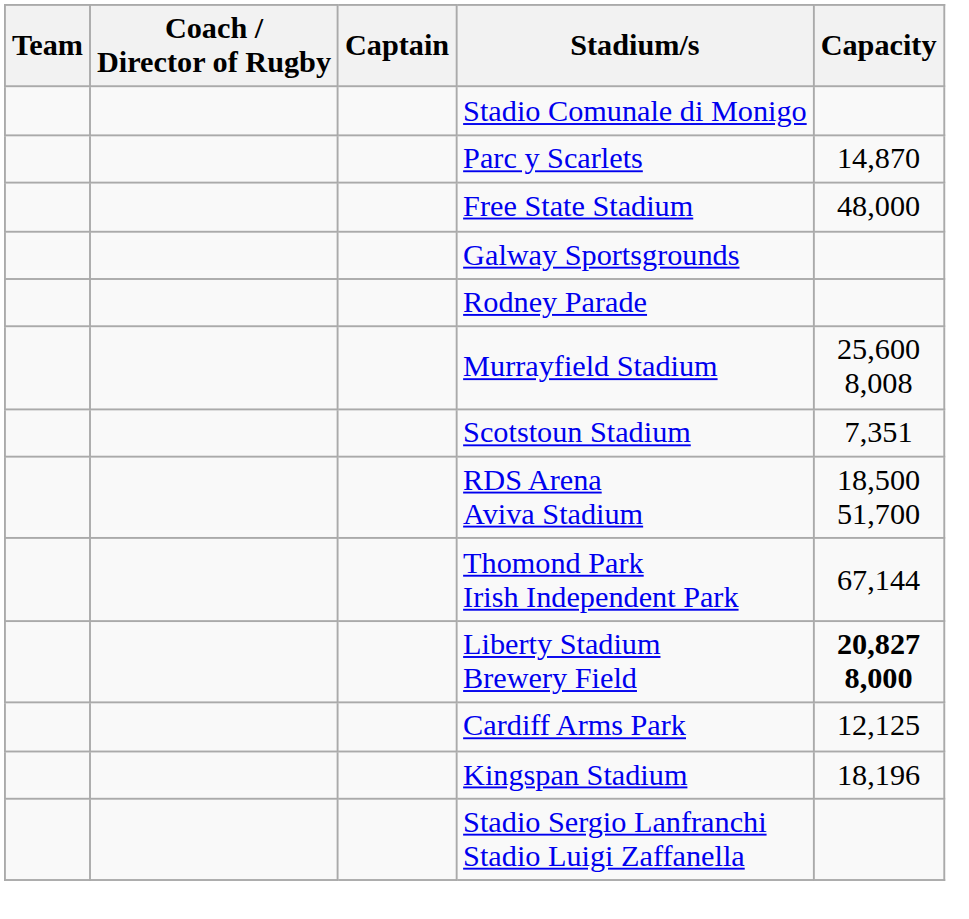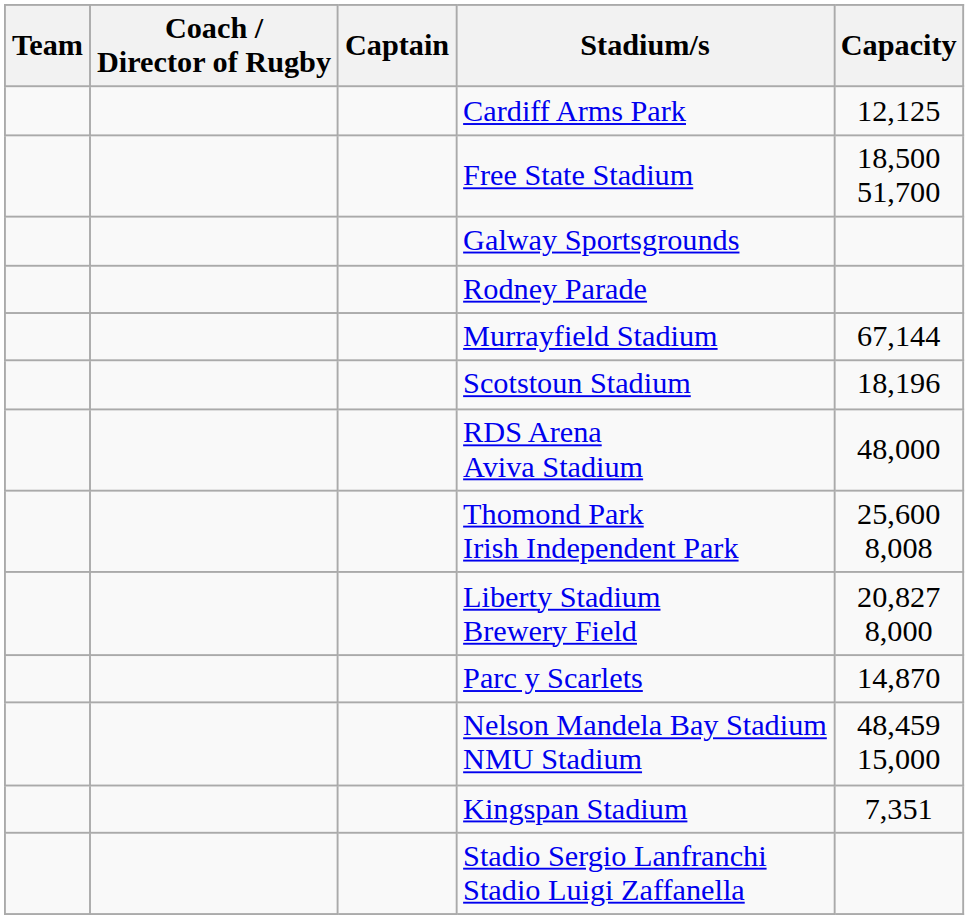- row: (635, 110)
rows swapped: (575, 726) <-> (553, 158)
(879, 206) 48,000 -> (899, 175) 18,500 51,700
(879, 367) 25,600 8,008 -> (899, 336) 67,144
(879, 432) 7,351 -> (899, 384) 18,196
(879, 497) 18,500 51,700 -> (899, 449) 48,000
(879, 579) 67,144 -> (899, 531) 25,600 8,008
(879, 661) bold -> (899, 613) normal
+ row: (645, 743)
(879, 774) 18,196 -> (899, 808) 7,351
